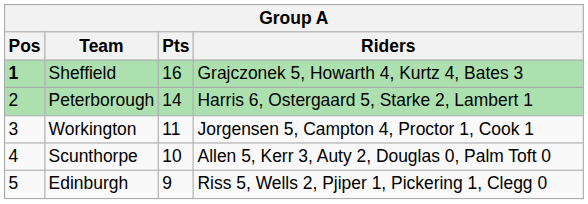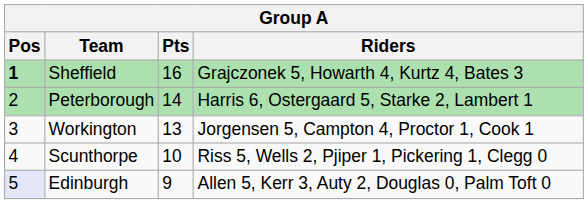(171, 128) 11 -> (172, 128) 13
(374, 156) Allen 5, Kerr 3, Auty 2, Douglas 0, Palm Toft 0 -> (372, 156) Riss 5, Wells 2, Pjiper 1, Pickering 1, Clegg 0
(13, 184) no background -> (13, 184) lavender background
(372, 184) Riss 5, Wells 2, Pjiper 1, Pickering 1, Clegg 0 -> (374, 184) Allen 5, Kerr 3, Auty 2, Douglas 0, Palm Toft 0
